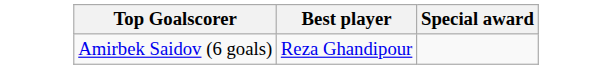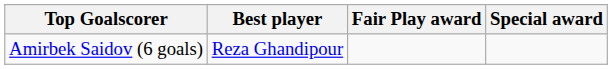+ column: (417, 19)
